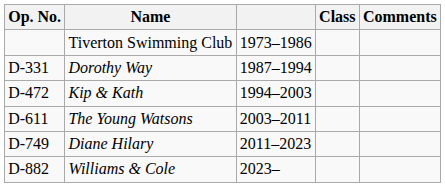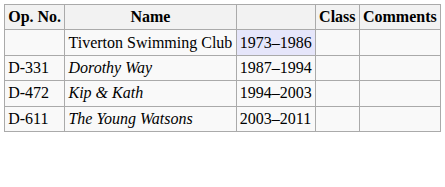(276, 42) no background -> (276, 42) lavender background
- row: (111, 144)
- row: (122, 169)
